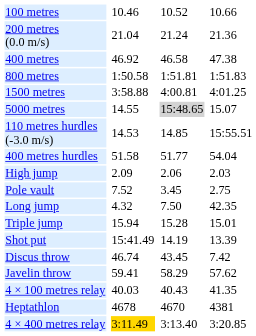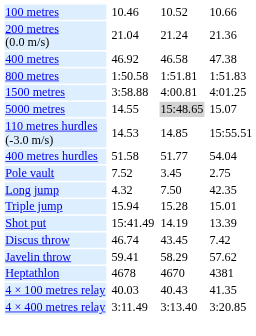- row: (31, 173)
rows swapped: (32, 307) <-> (55, 290)
(130, 323) gold background -> (130, 307) no background
